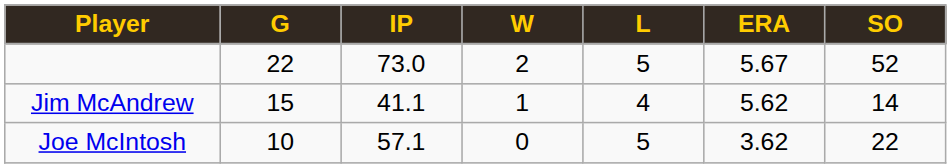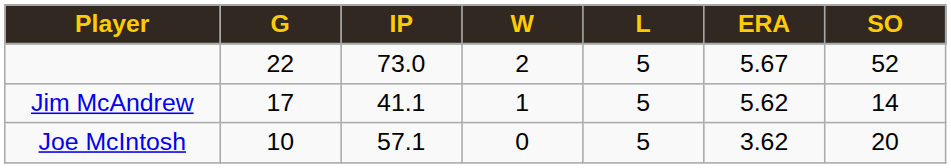(280, 102) 15 -> (280, 102) 17
(643, 102) 4 -> (643, 102) 5
(885, 142) 22 -> (885, 142) 20
